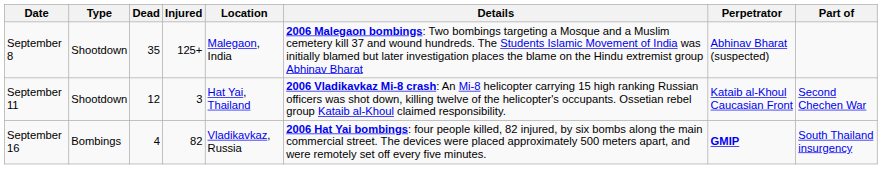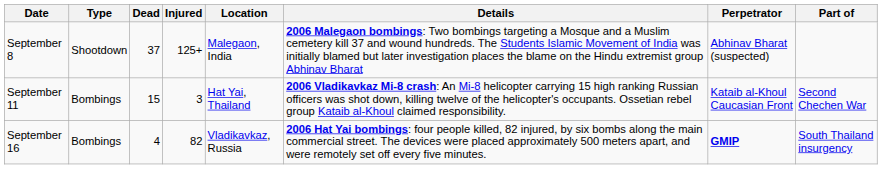(154, 50) 35 -> (154, 50) 37
(99, 99) Shootdown -> (96, 99) Bombings
(154, 99) 12 -> (154, 99) 15
